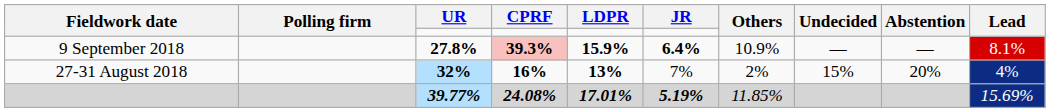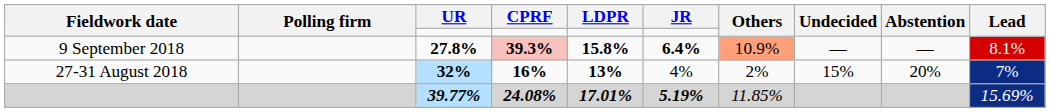(605, 48) 15.9% -> (605, 48) 15.8%
(757, 48) no background -> (757, 48) lightsalmon background
(681, 72) 7% -> (681, 72) 4%
(1007, 72) 4% -> (1007, 72) 7%
